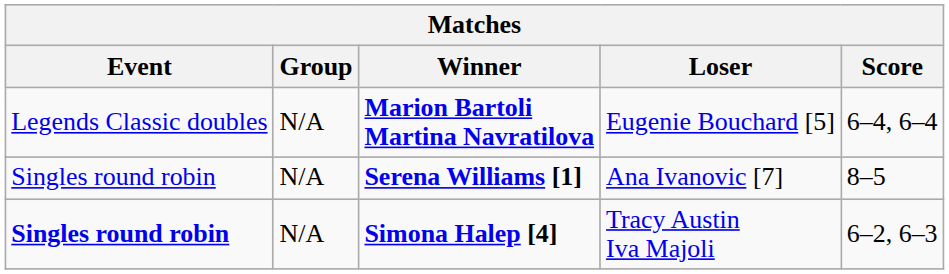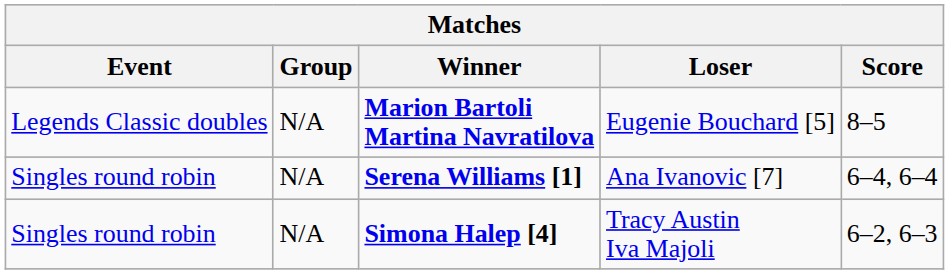(892, 121) 6–4, 6–4 -> (866, 121) 8–5
(866, 177) 8–5 -> (892, 177) 6–4, 6–4
(120, 233) bold -> (114, 233) normal
